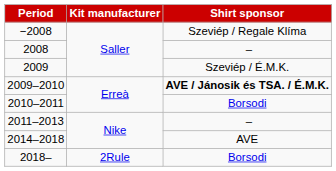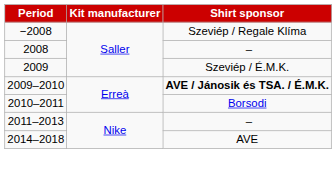- row: (36, 157)
